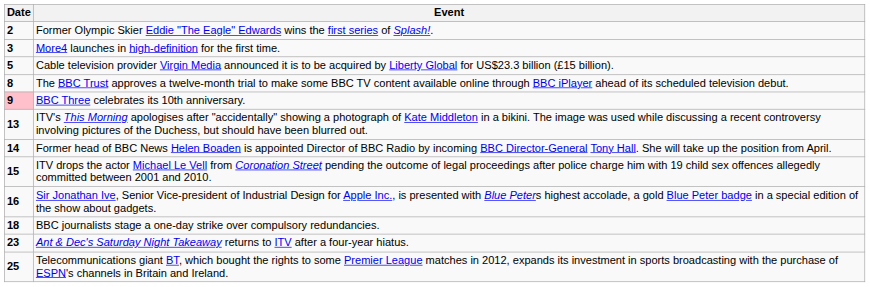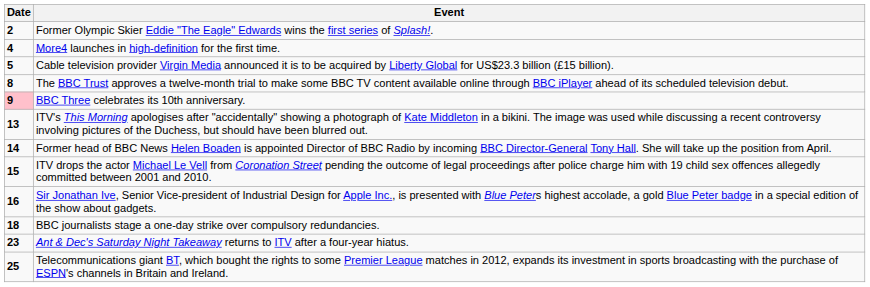(10, 48) 3 -> (10, 48) 4
